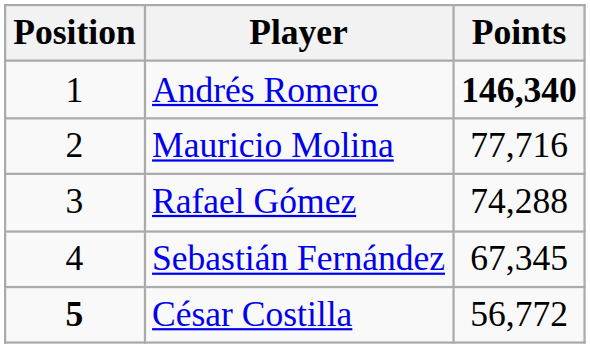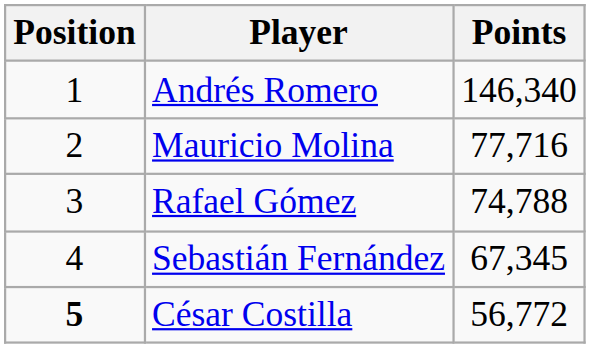(519, 88) bold -> (519, 88) normal
(519, 201) 74,288 -> (519, 201) 74,788
